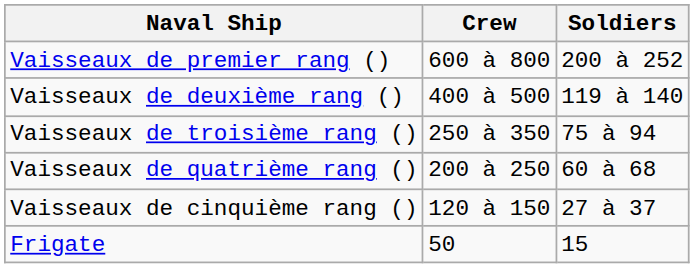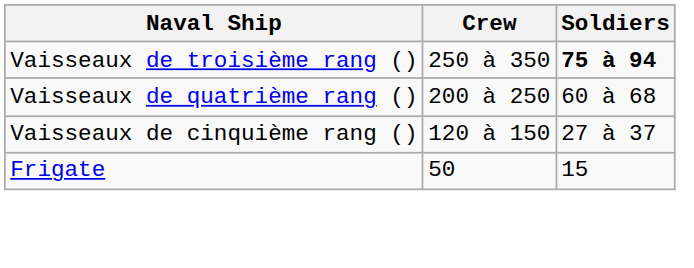- row: (200, 60)
- row: (207, 97)
(609, 134) normal -> (609, 60) bold
